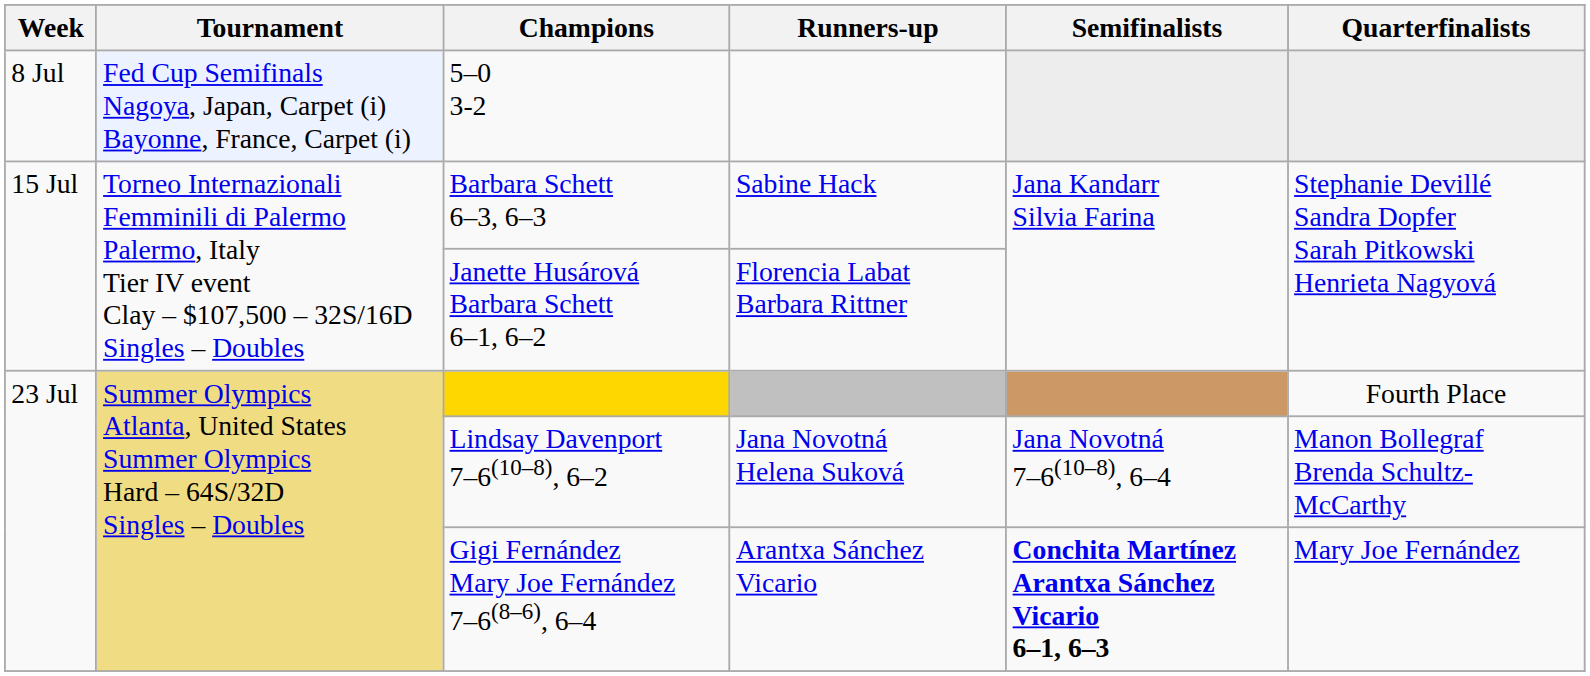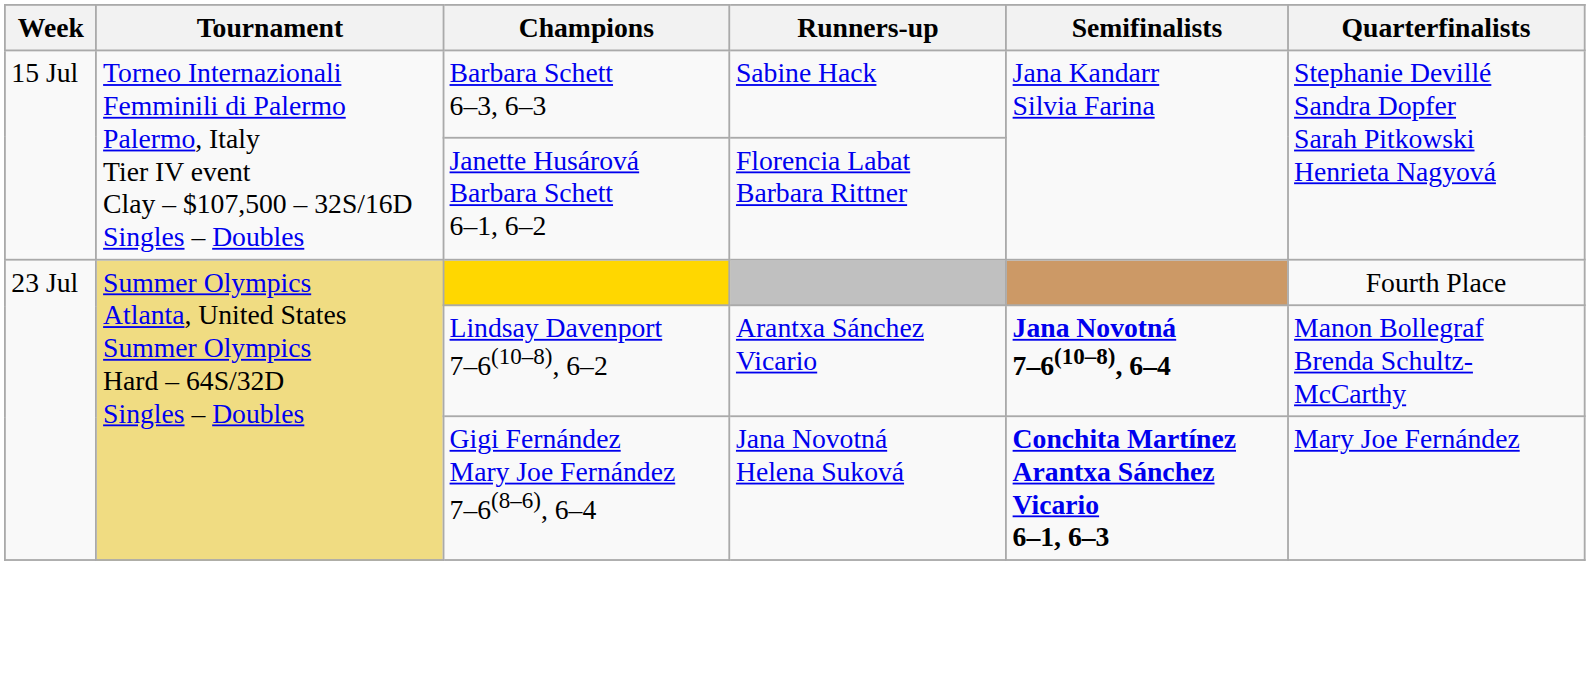- row: (470, 89)
(820, 455) Jana Novotná Helena Suková -> (830, 344) Arantxa Sánchez Vicario
(1092, 458) normal -> (1094, 347) bold
(830, 566) Arantxa Sánchez Vicario -> (820, 455) Jana Novotná Helena Suková
